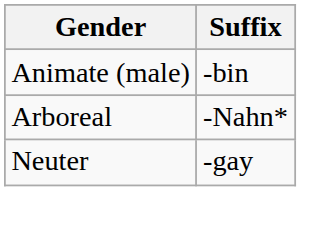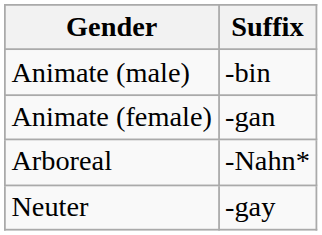+ row: (112, 116)
